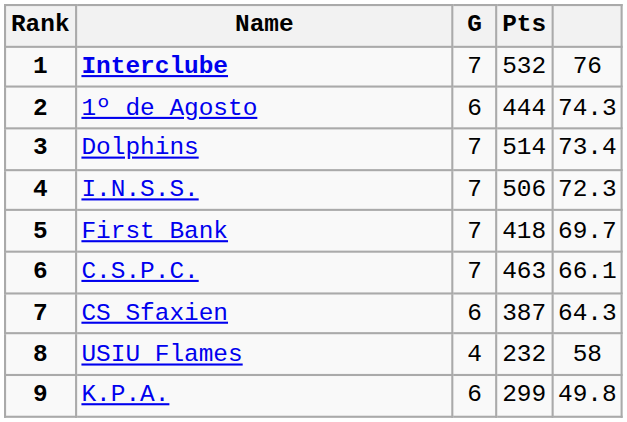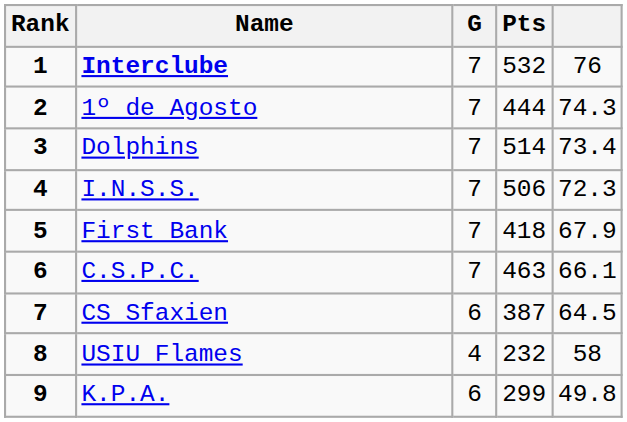(475, 107) 6 -> (475, 107) 7
(587, 231) 69.7 -> (587, 231) 67.9
(587, 313) 64.3 -> (587, 313) 64.5
